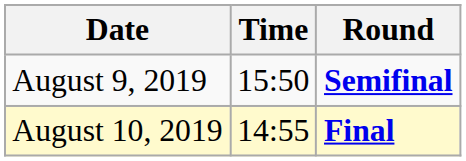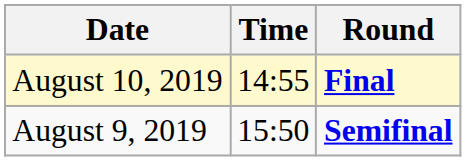rows swapped: (110, 79) <-> (117, 130)
